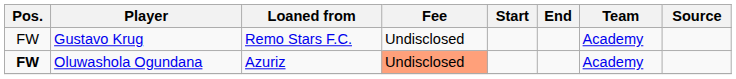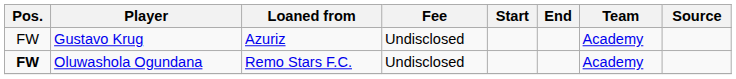(299, 39) Remo Stars F.C. -> (265, 39) Azuriz
(265, 62) Azuriz -> (299, 62) Remo Stars F.C.
(425, 62) lightsalmon background -> (425, 62) no background
